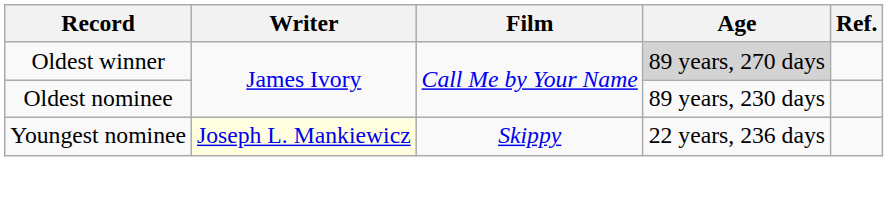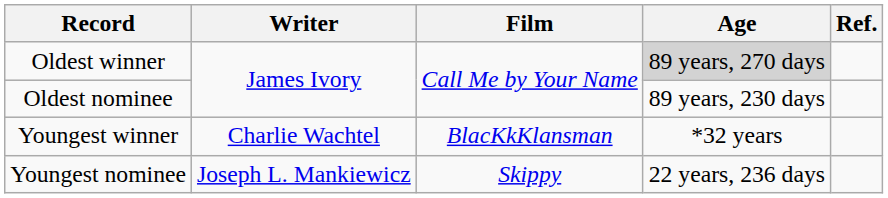+ row: (98, 135)
(304, 135) lightyellow background -> (304, 173) no background
